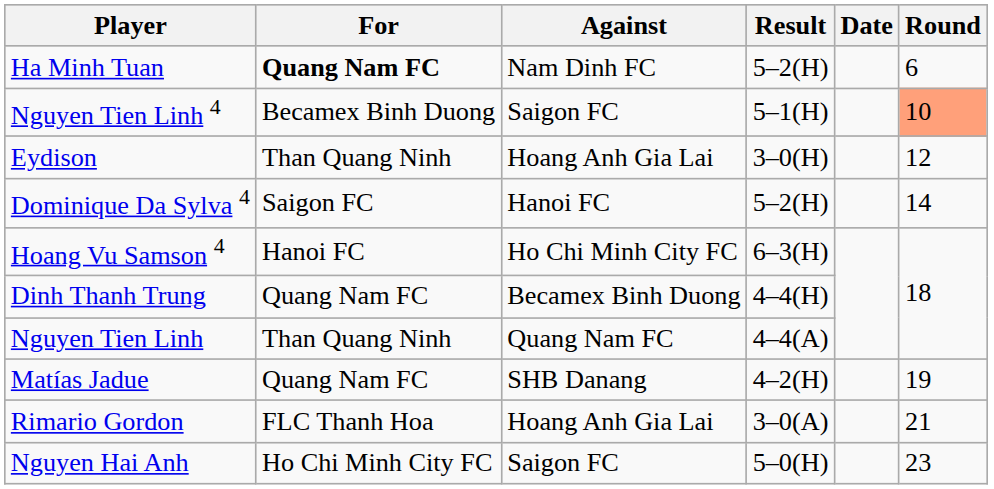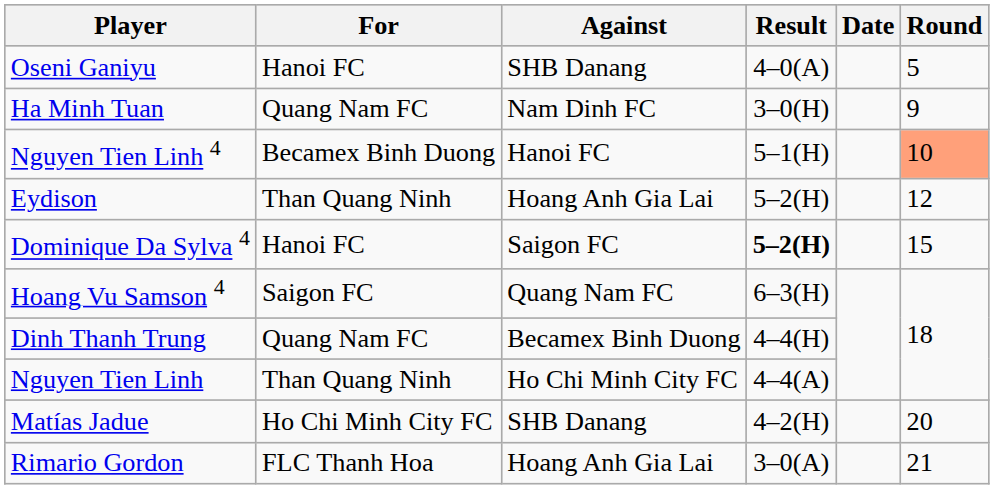+ row: (83, 66)
(351, 66) bold -> (345, 108) normal
(791, 66) 5–2(H) -> (791, 108) 3–0(H)
(912, 66) 6 -> (913, 108) 9
(563, 112) Saigon FC -> (559, 153) Hanoi FC
(791, 157) 3–0(H) -> (791, 198) 5–2(H)
(318, 202) Saigon FC -> (313, 244) Hanoi FC
(559, 202) Hanoi FC -> (563, 244) Saigon FC
(791, 202) normal -> (791, 244) bold
(918, 202) 14 -> (920, 244) 15
(313, 251) Hanoi FC -> (318, 292) Saigon FC
(623, 251) Ho Chi Minh City FC -> (590, 292) Quang Nam FC
(590, 337) Quang Nam FC -> (623, 379) Ho Chi Minh City FC
(345, 379) Quang Nam FC -> (377, 421) Ho Chi Minh City FC
(918, 379) 19 -> (920, 421) 20
- row: (100, 462)
